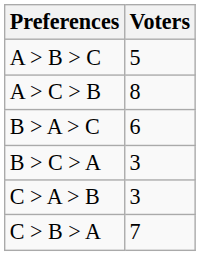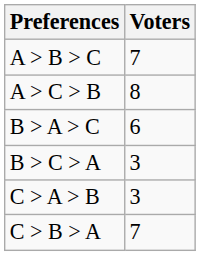(135, 57) 5 -> (135, 57) 7
